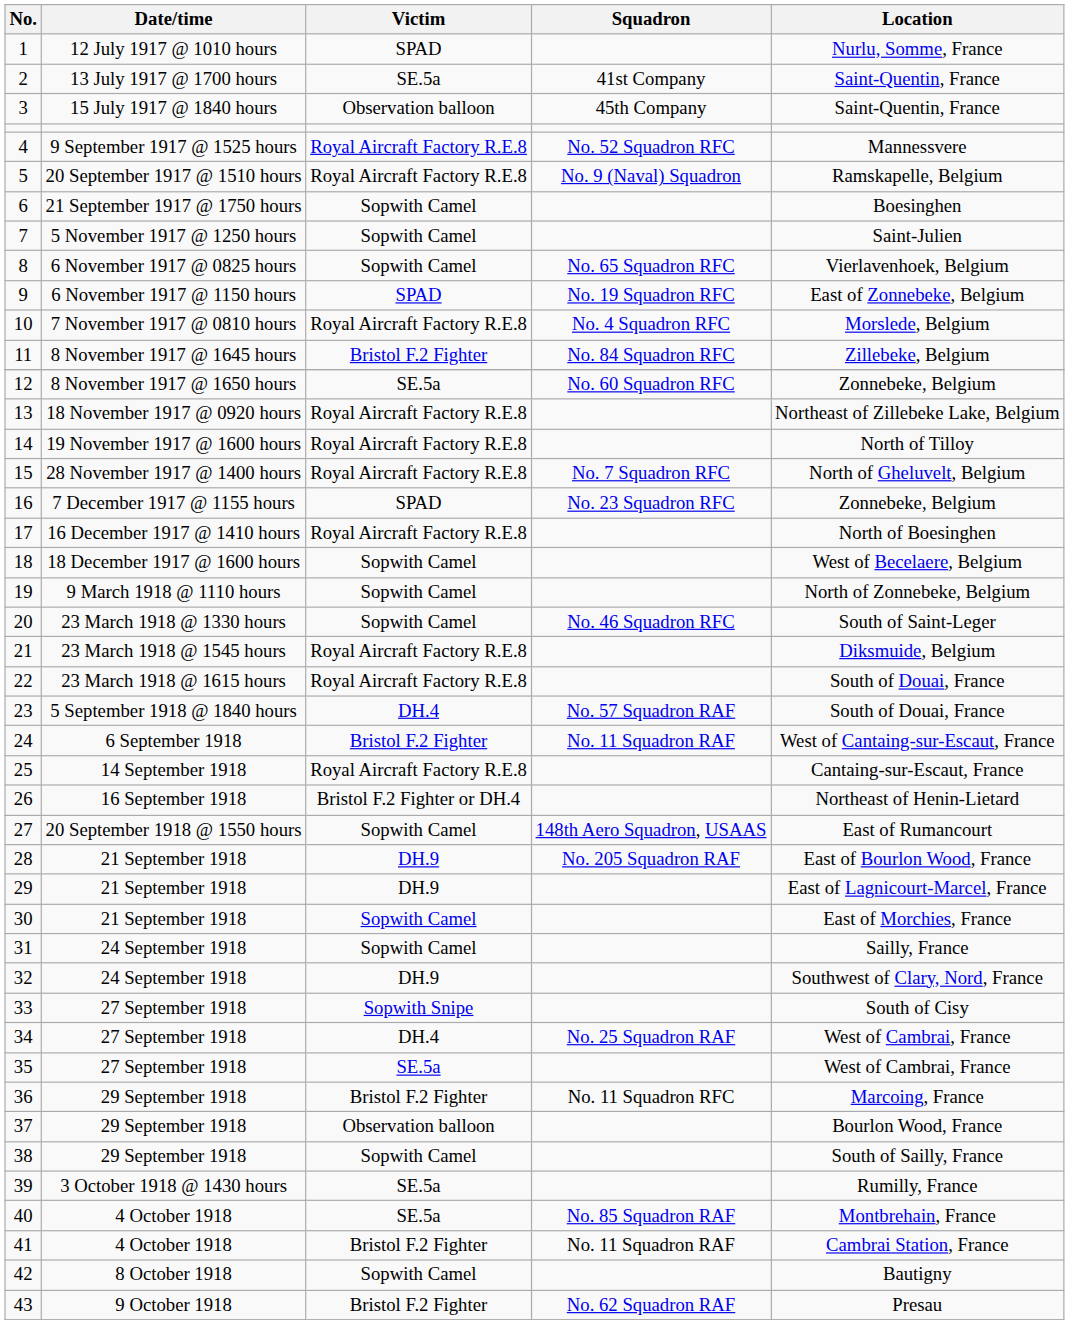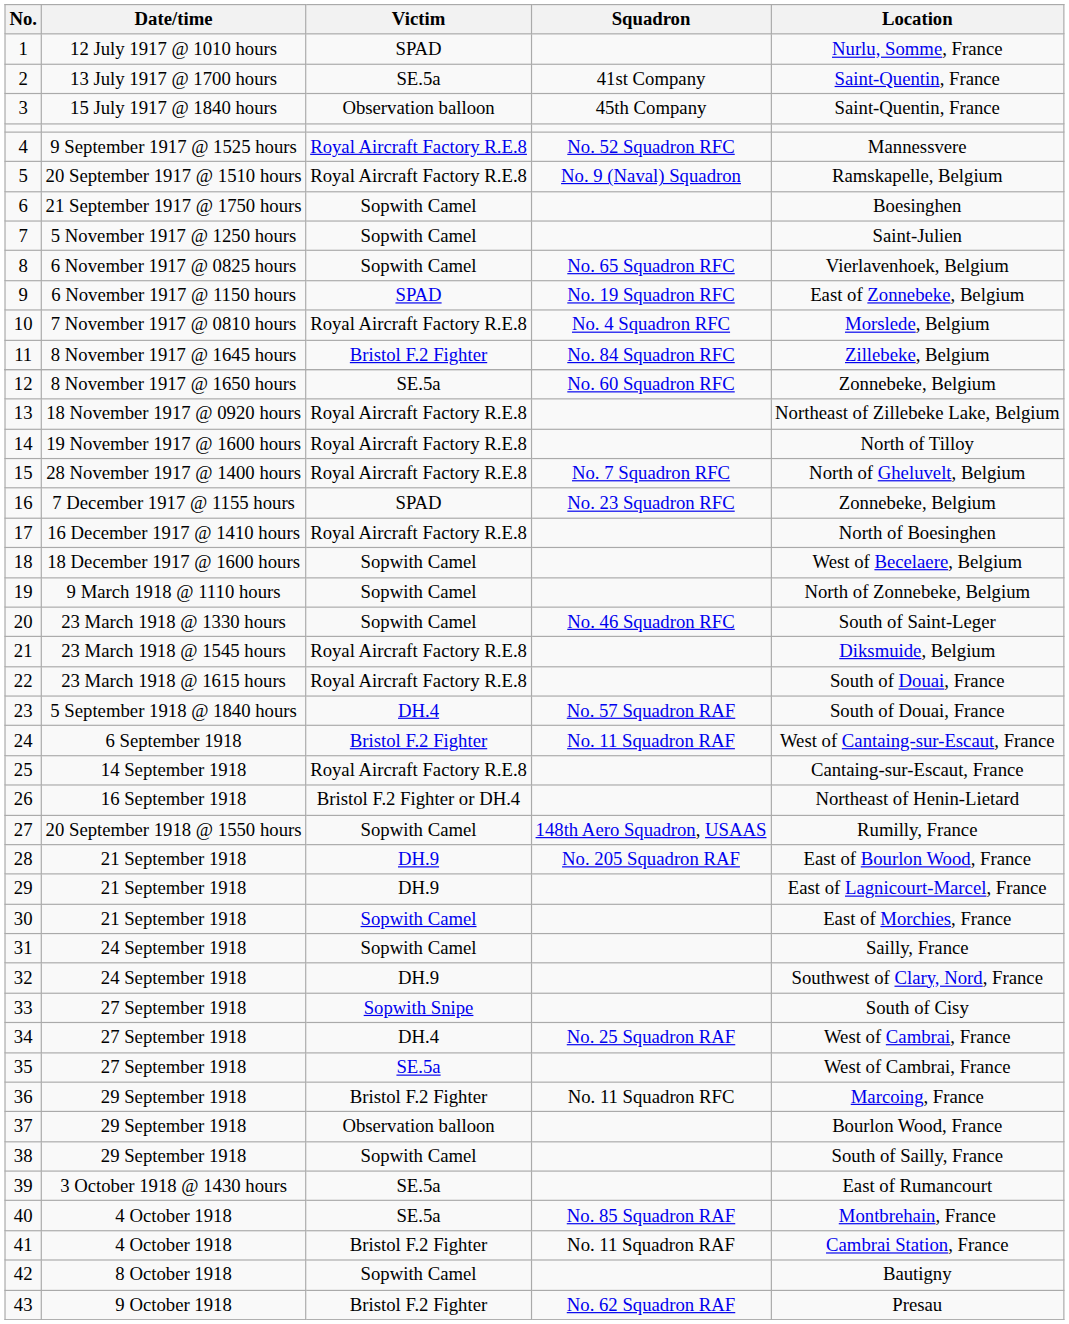(917, 829) East of Rumancourt -> (917, 829) Rumilly, France
(917, 1185) Rumilly, France -> (917, 1185) East of Rumancourt
